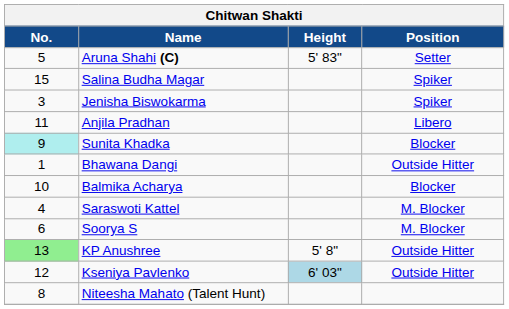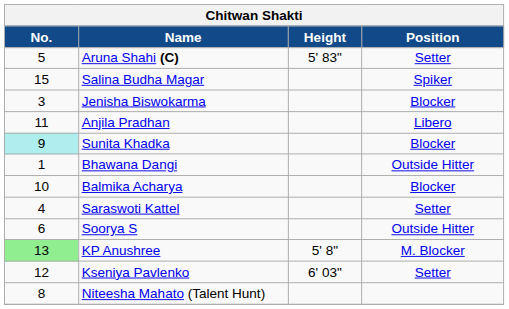(433, 101) Spiker -> (433, 101) Blocker
(433, 208) M. Blocker -> (433, 208) Setter
(433, 229) M. Blocker -> (433, 229) Outside Hitter
(433, 251) Outside Hitter -> (433, 251) M. Blocker
(325, 272) lightblue background -> (325, 272) no background
(433, 272) Outside Hitter -> (433, 272) Setter
